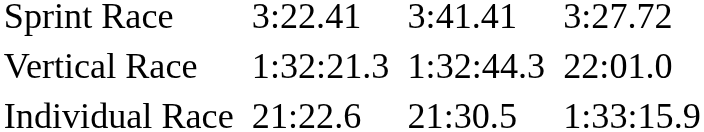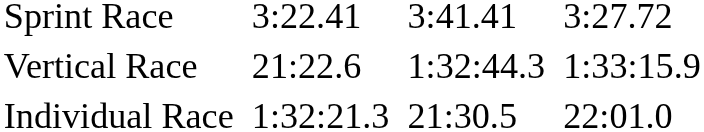(321, 66) 1:32:21.3 -> (307, 66) 21:22.6
(618, 66) 22:01.0 -> (632, 66) 1:33:15.9
(307, 115) 21:22.6 -> (321, 115) 1:32:21.3
(632, 115) 1:33:15.9 -> (618, 115) 22:01.0
